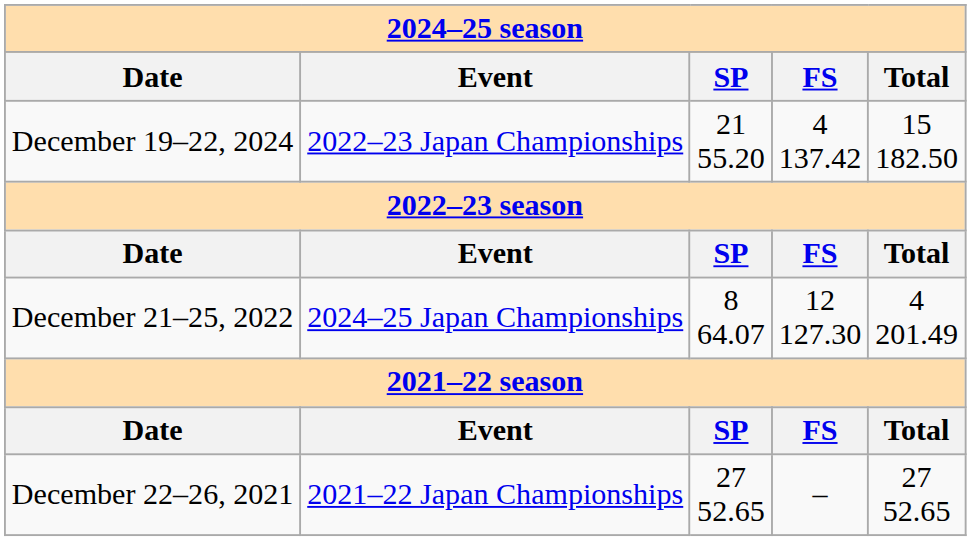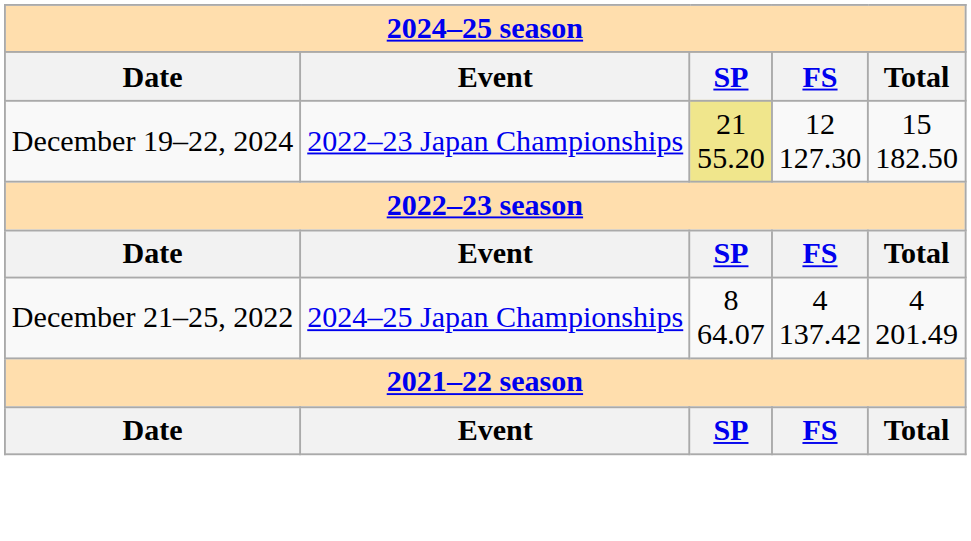(731, 140) no background -> (731, 140) khaki background
(820, 140) 4 137.42 -> (820, 140) 12 127.30
(820, 317) 12 127.30 -> (820, 317) 4 137.42
- row: (153, 494)
